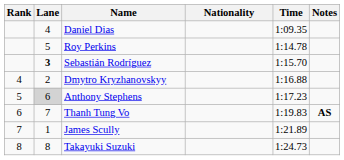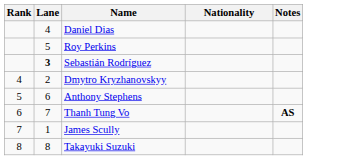- column: (291, 12)
(48, 96) lightgrey background -> (48, 96) no background
